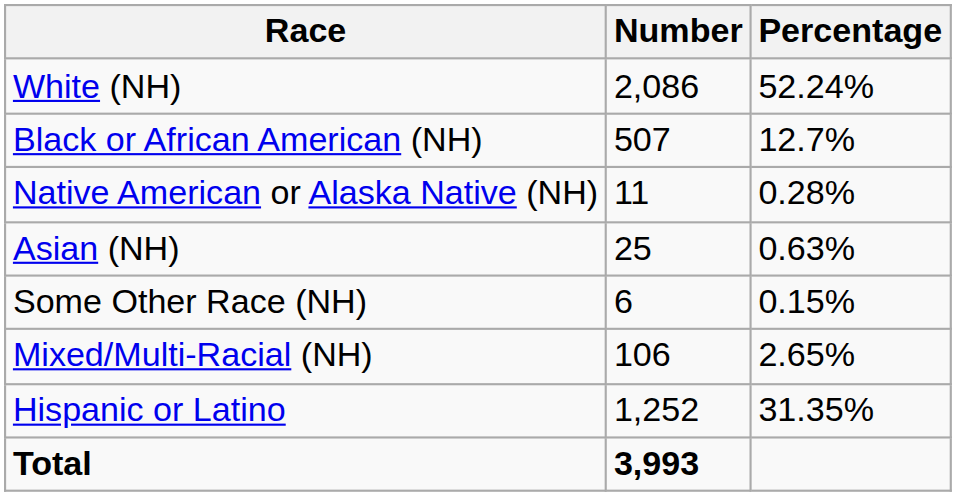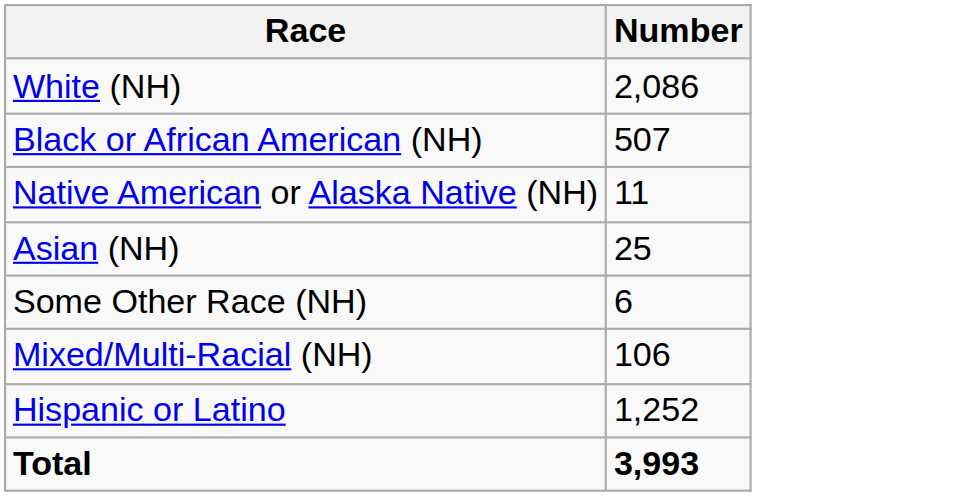- column: (850, 31)
